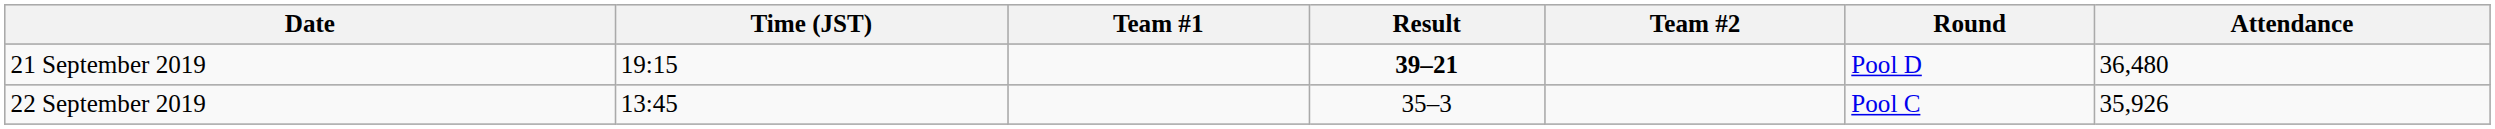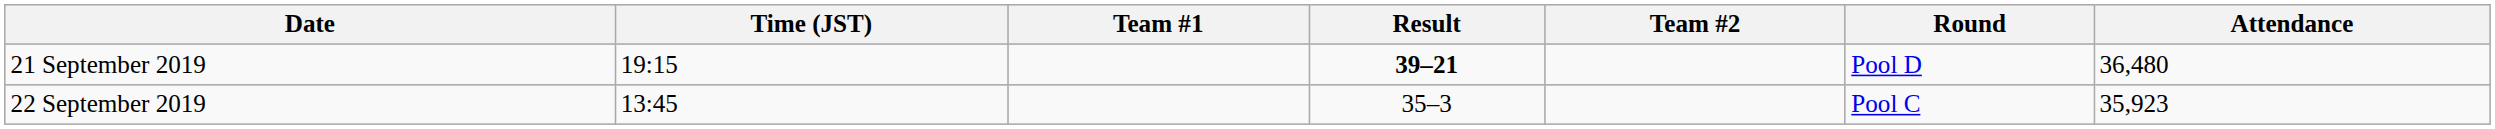(2134, 104) 35,926 -> (2134, 104) 35,923
